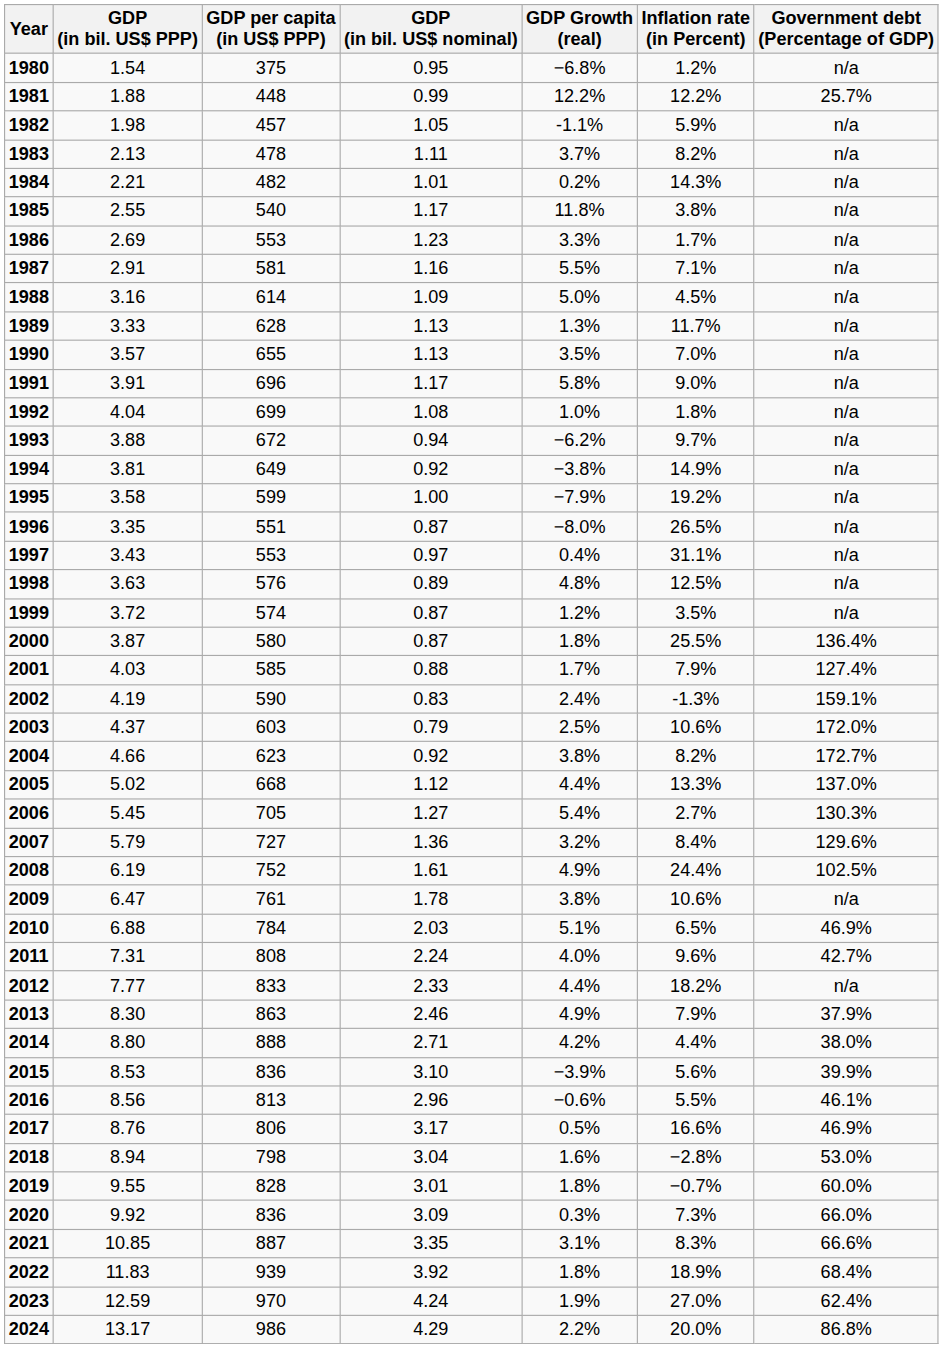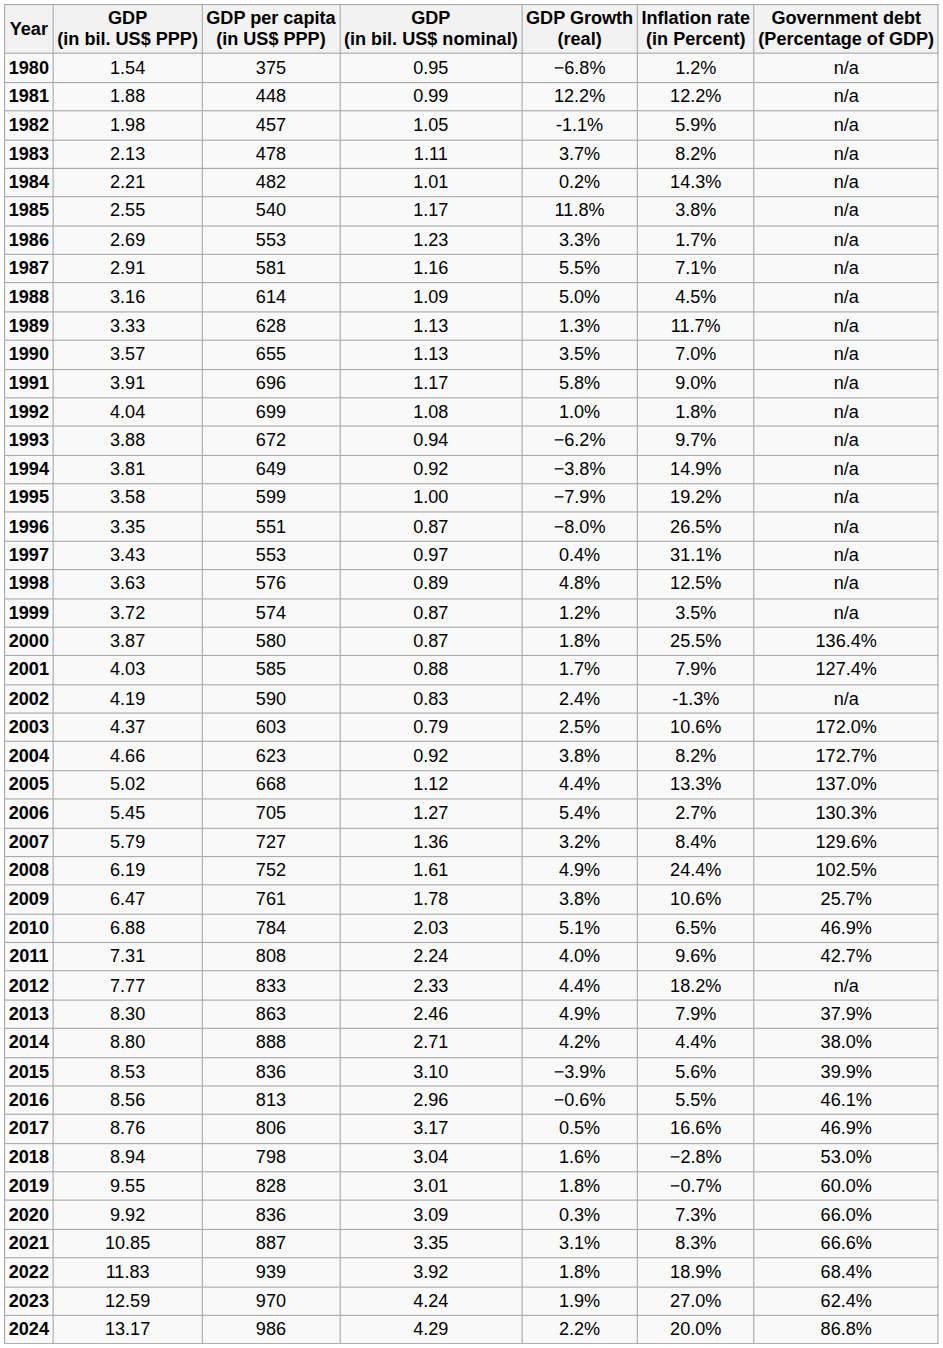(846, 96) 25.7% -> (846, 96) n/a
(846, 698) 159.1% -> (846, 698) n/a
(846, 899) n/a -> (846, 899) 25.7%
